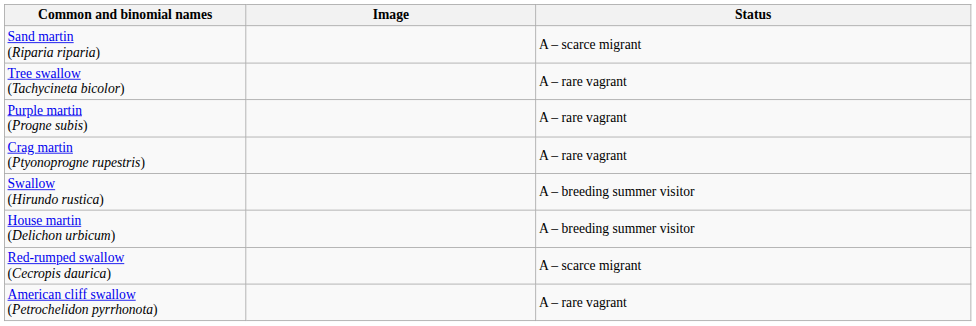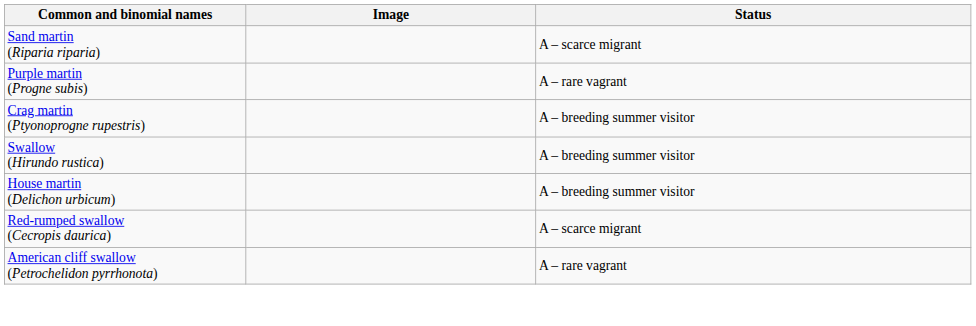- row: (66, 81)
(583, 155) A – rare vagrant -> (617, 118) A – breeding summer visitor
